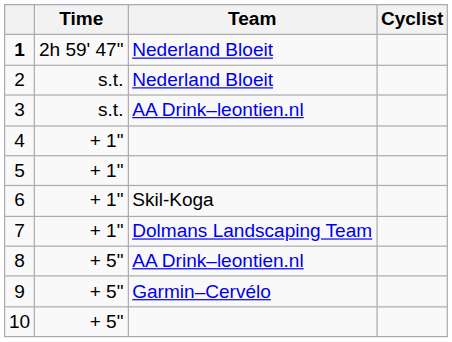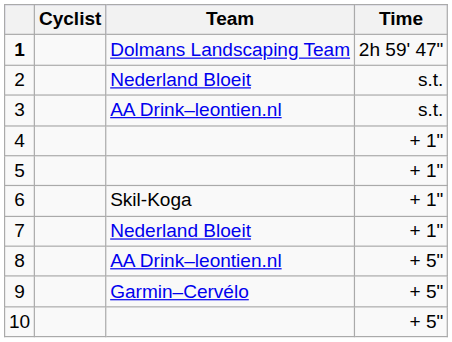columns swapped: (412, 19) <-> (81, 19)
(203, 49) Nederland Bloeit -> (230, 49) Dolmans Landscaping Team
(252, 230) Dolmans Landscaping Team -> (181, 230) Nederland Bloeit
